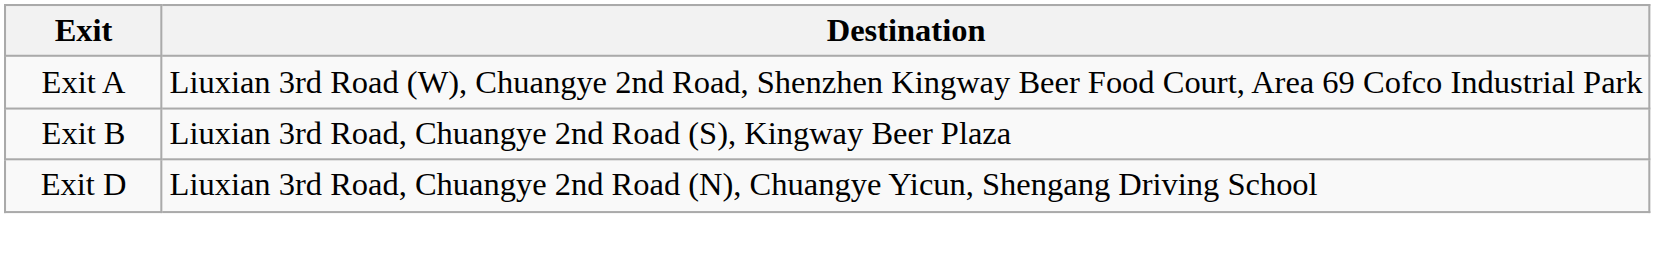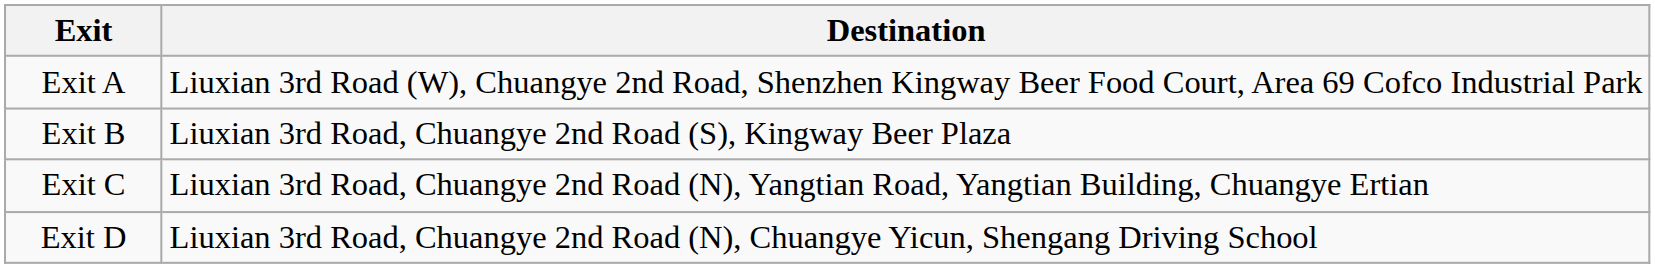+ row: (84, 184)
